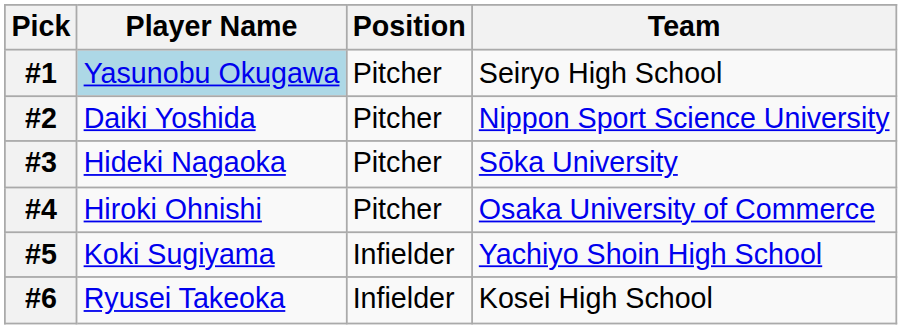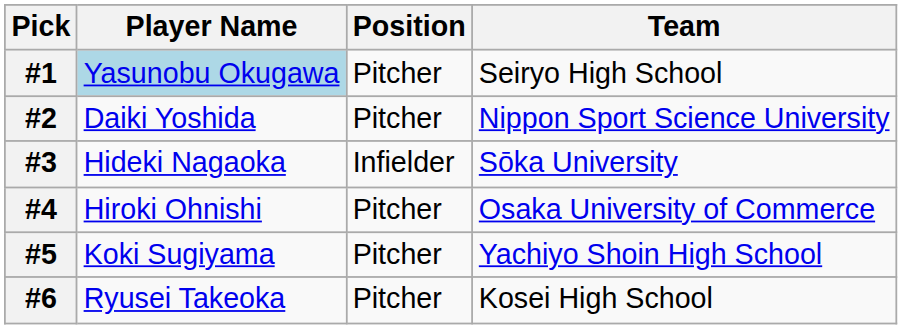(397, 163) Pitcher -> (404, 163) Infielder
(404, 254) Infielder -> (397, 254) Pitcher
(404, 299) Infielder -> (397, 299) Pitcher
